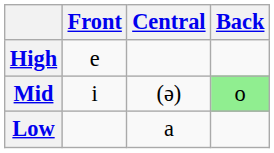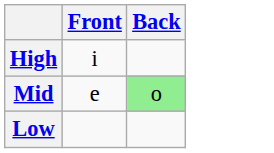- column: (169, 22)
(95, 57) e -> (95, 57) i
(95, 93) i -> (95, 93) e
